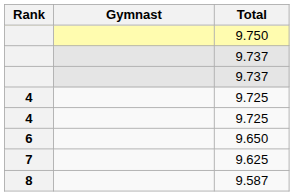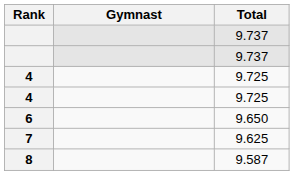- row: (29, 36)
